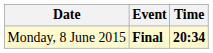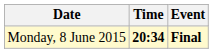columns swapped: (189, 15) <-> (150, 15)
